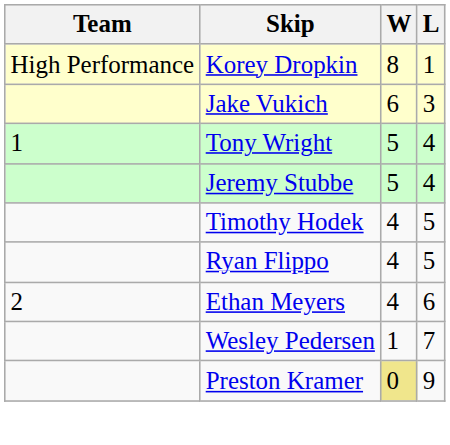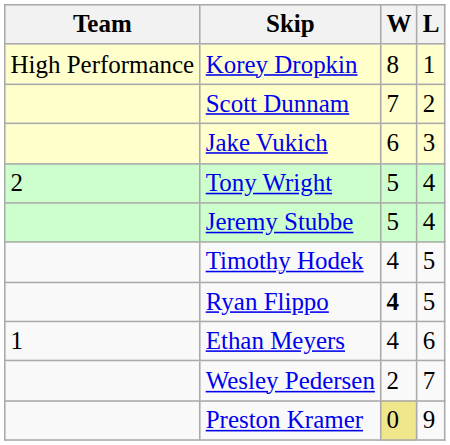+ row: (277, 103)
(17, 143) 1 -> (17, 182) 2
(393, 261) normal -> (393, 301) bold
(17, 301) 2 -> (17, 340) 1
(393, 340) 1 -> (393, 380) 2
